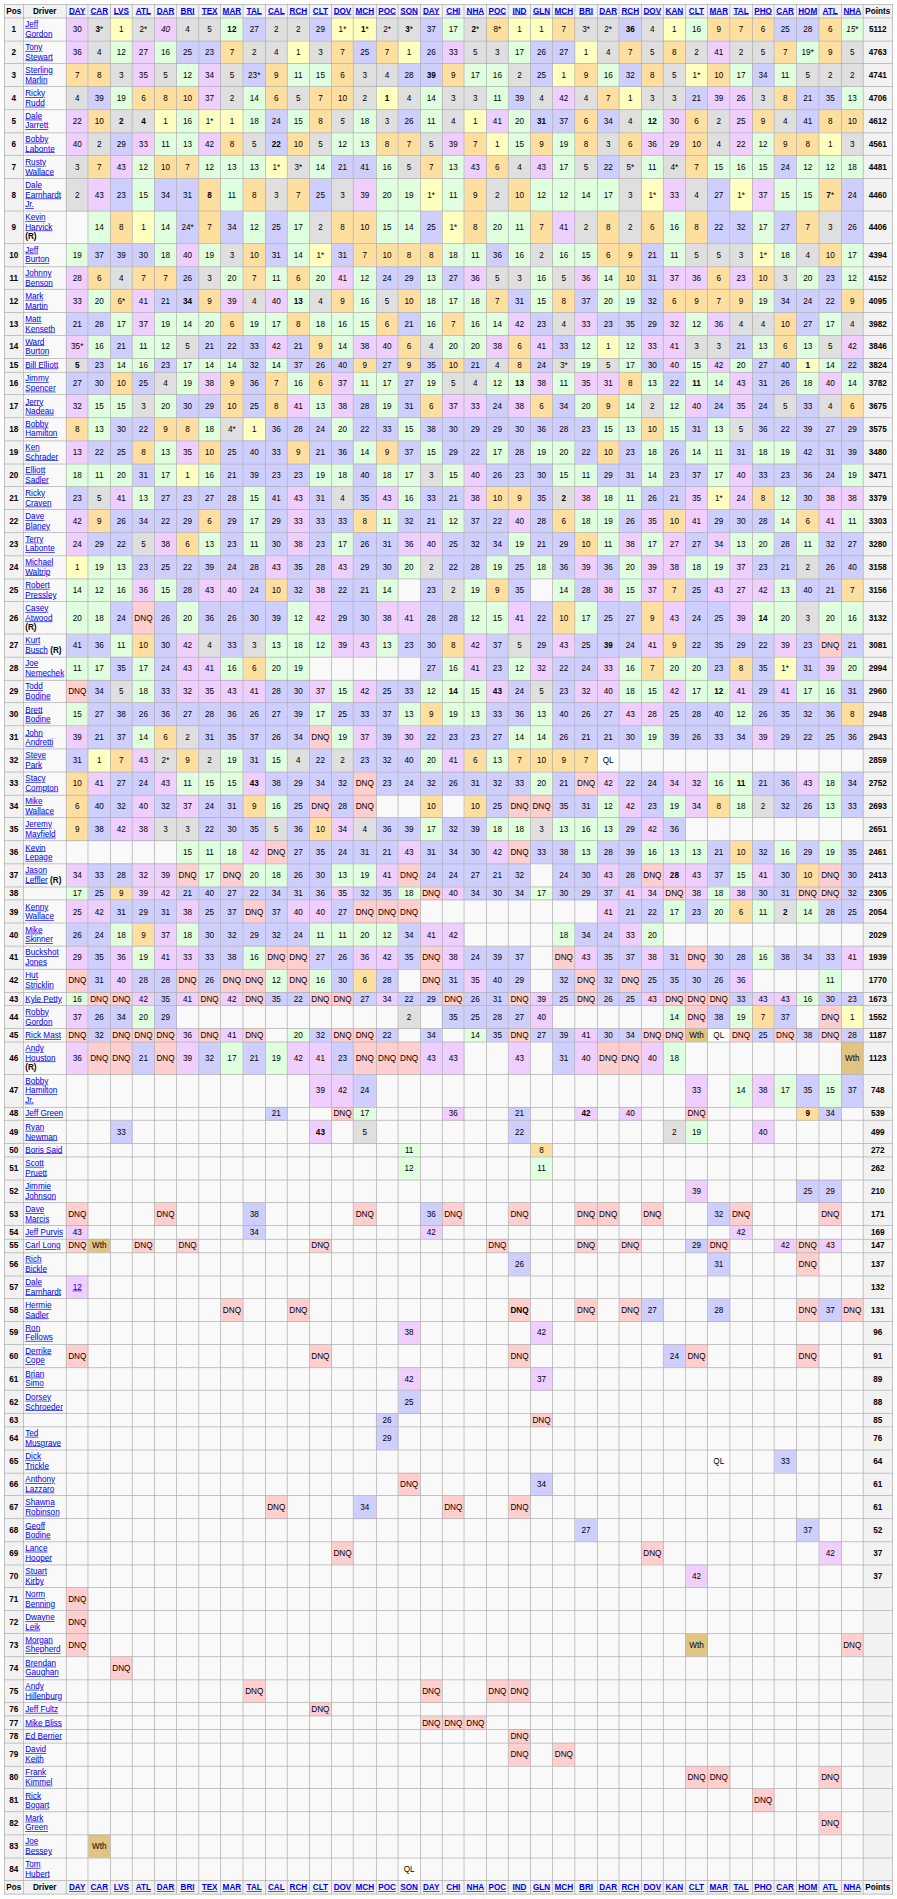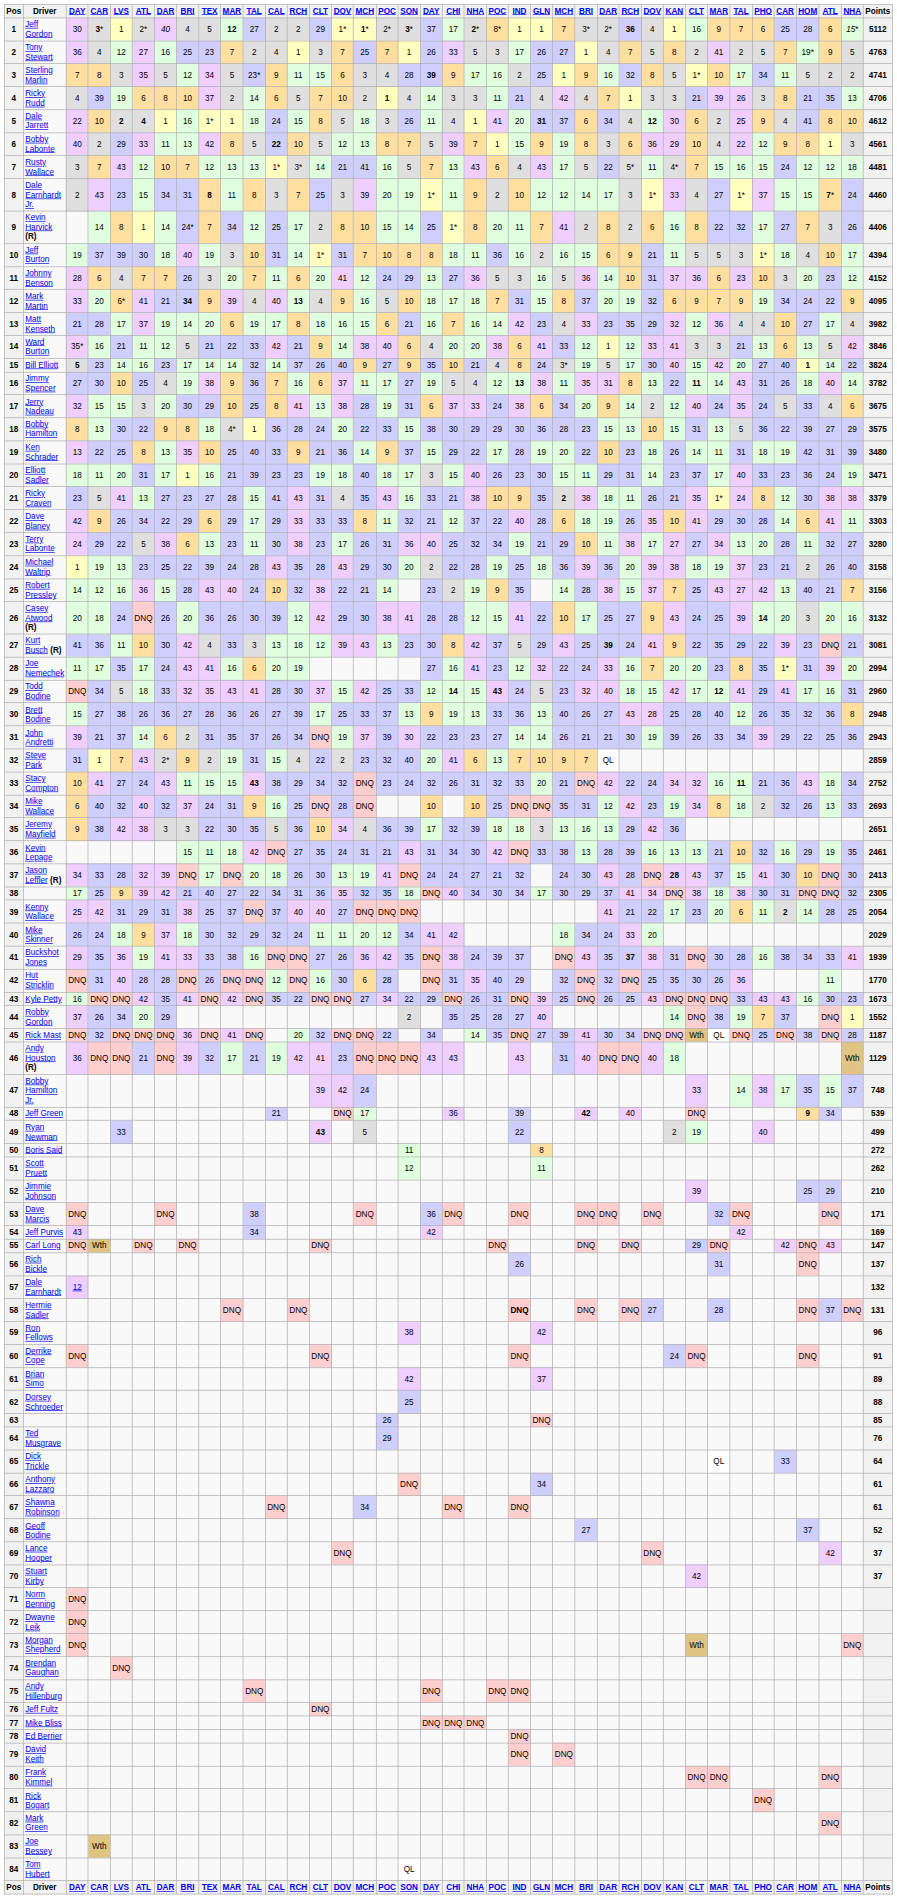(519, 98) 39 -> (519, 98) 21
(630, 958) normal -> (630, 958) bold
(878, 1058) 1123 -> (878, 1058) 1129
(519, 1114) 21 -> (519, 1114) 39
